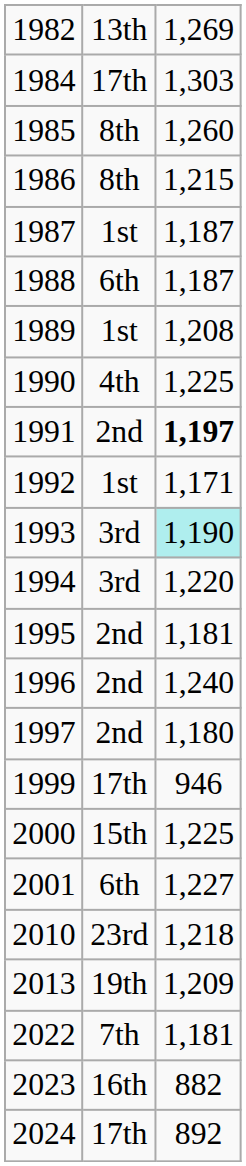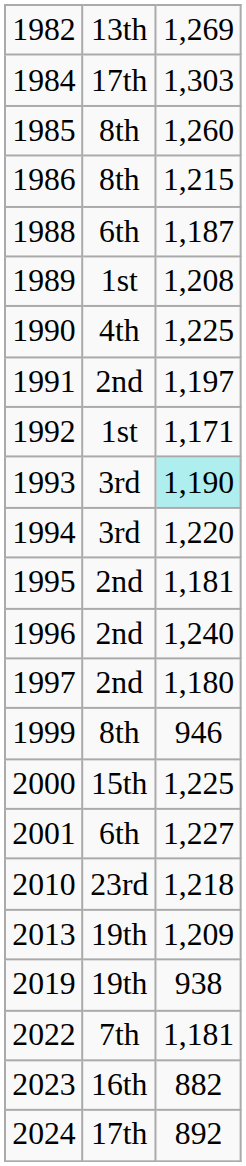- row: (44, 230)
(199, 431) bold -> (199, 381) normal
(119, 783) 17th -> (119, 733) 8th
+ row: (44, 984)
